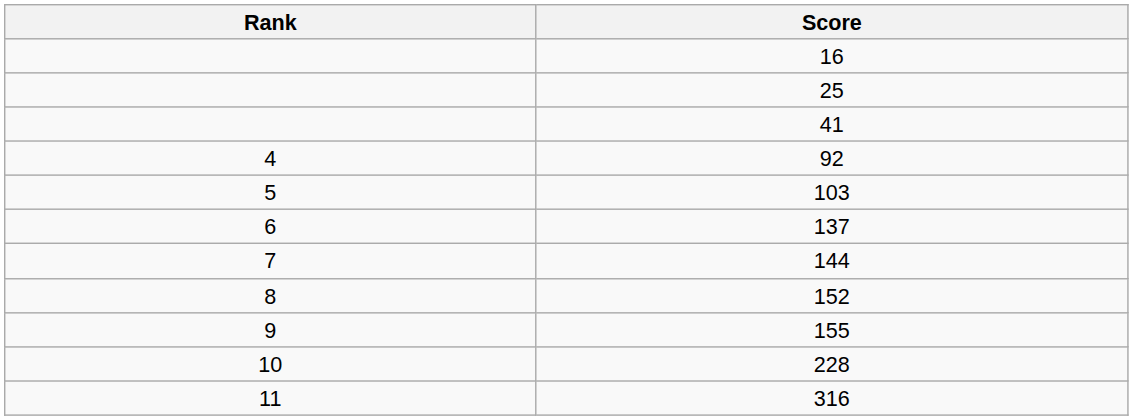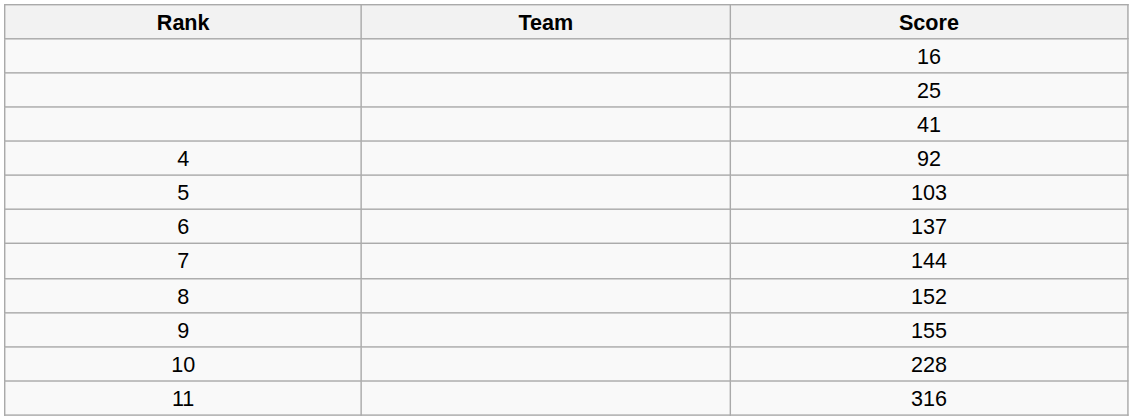+ column: (546, 22)
